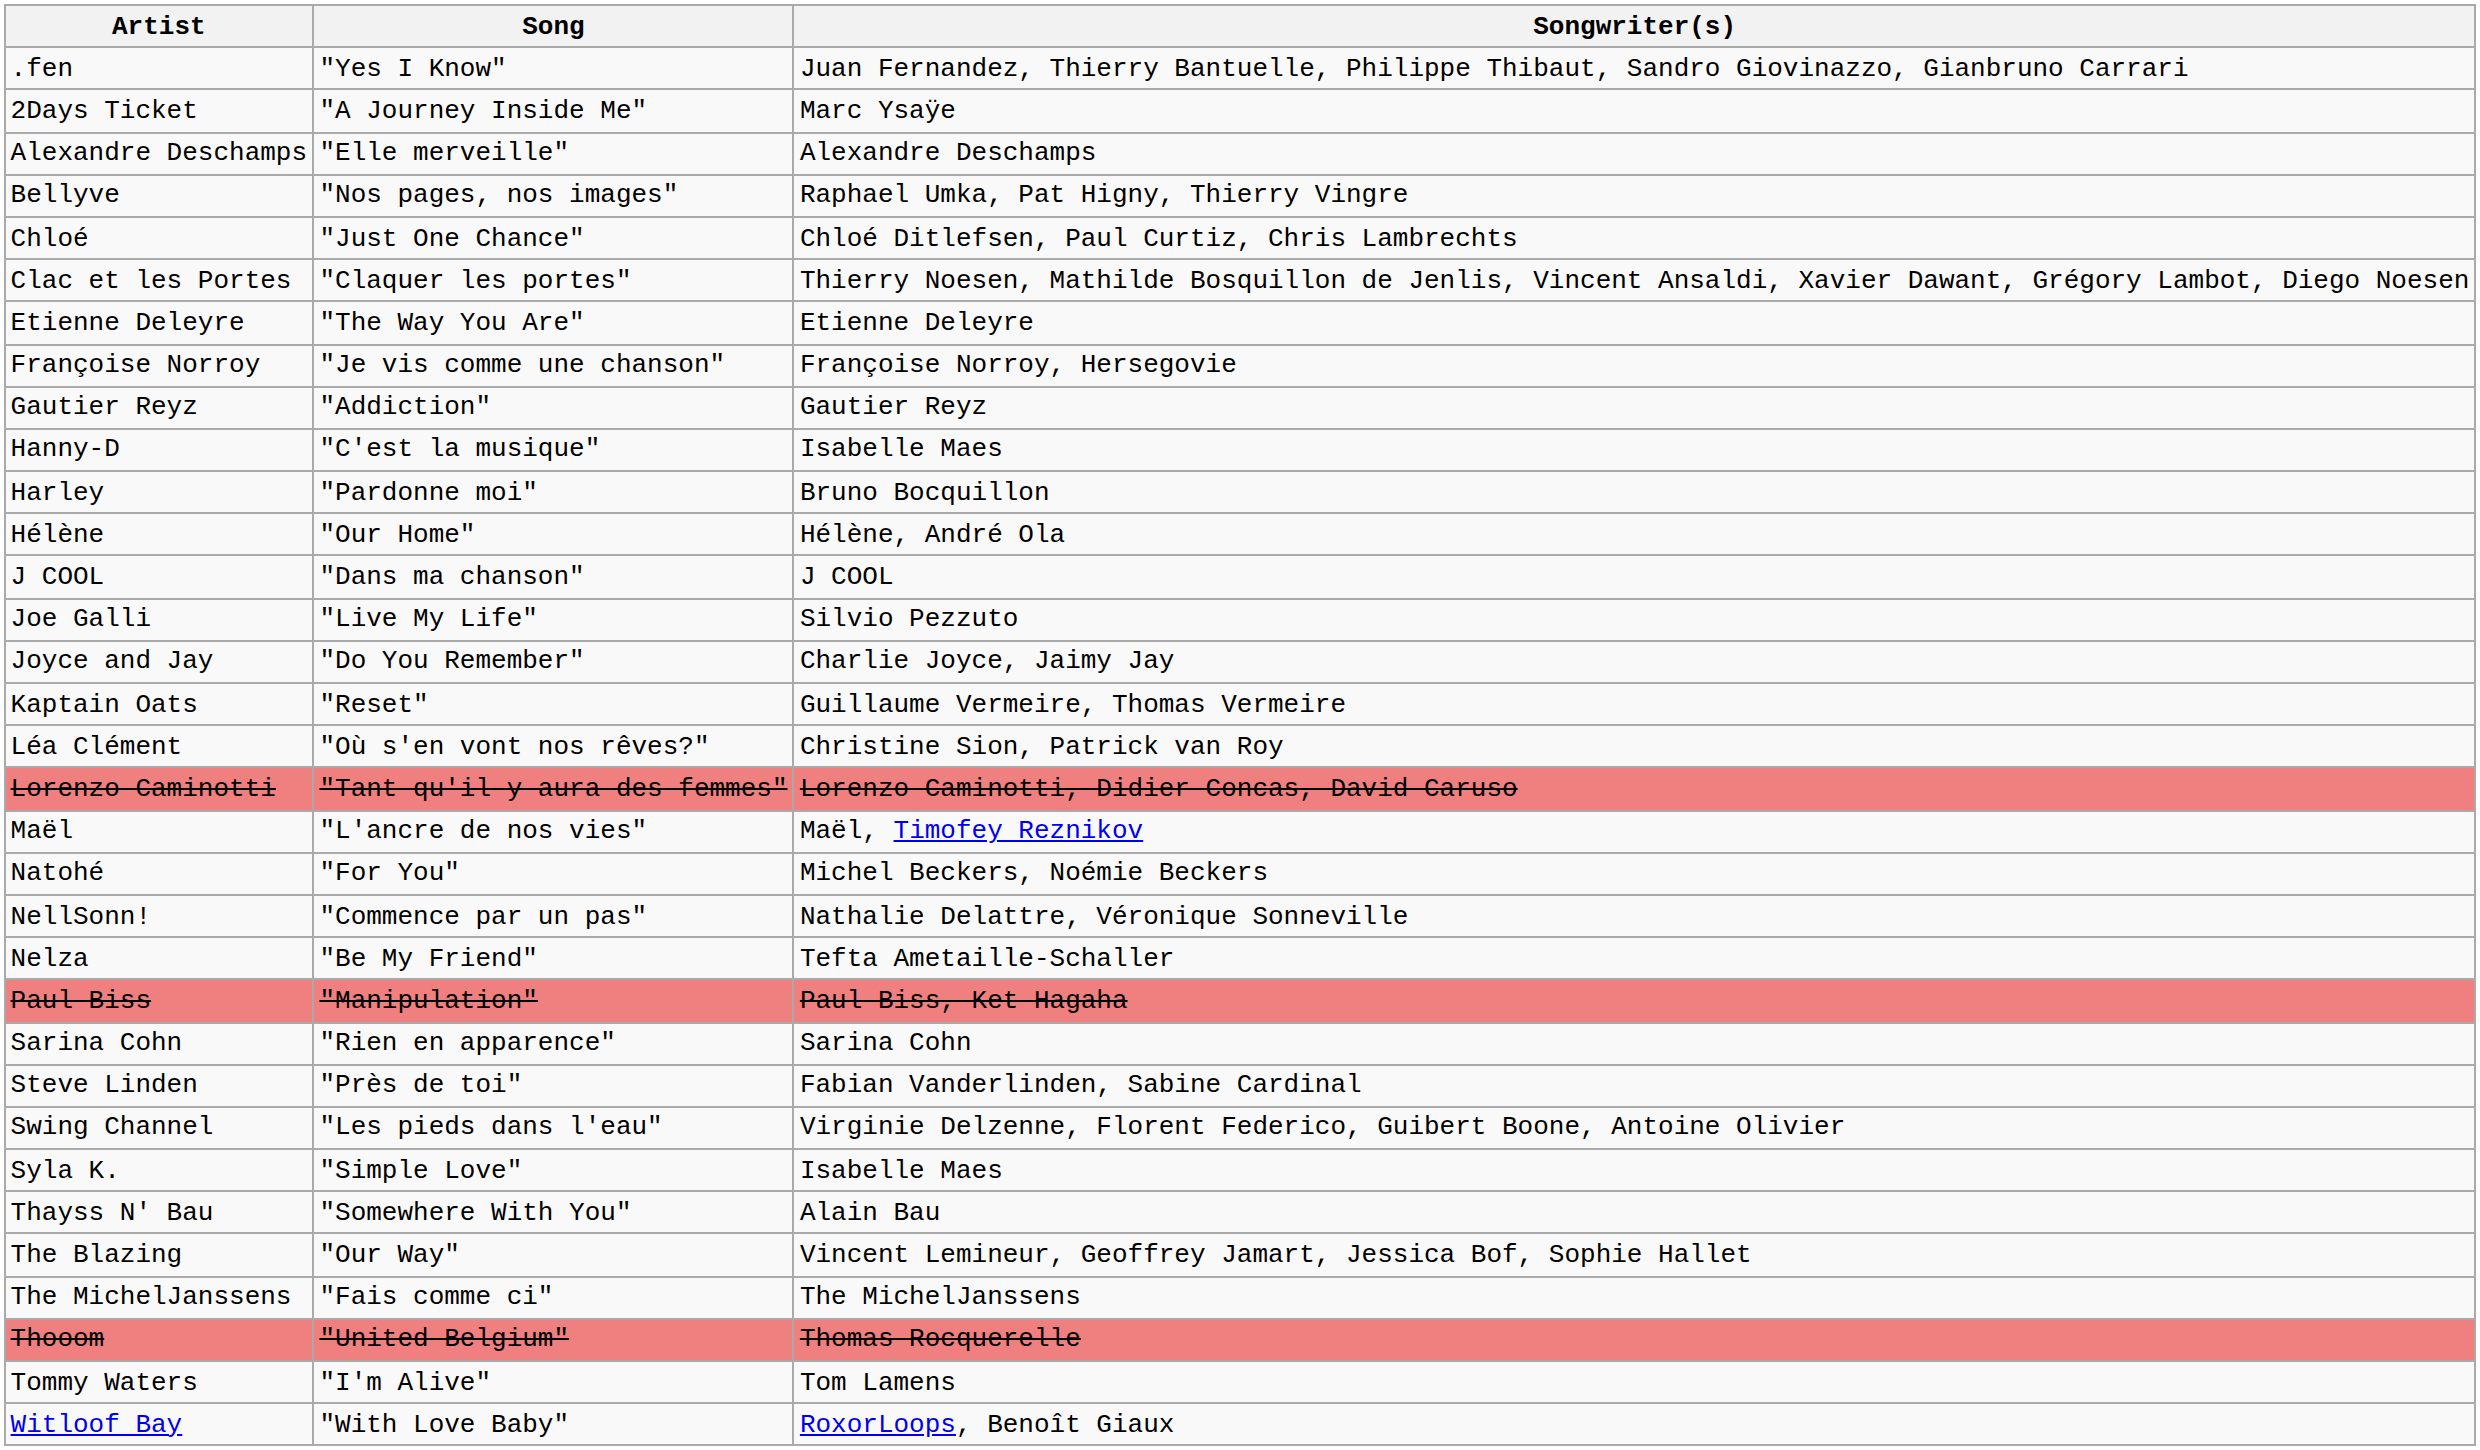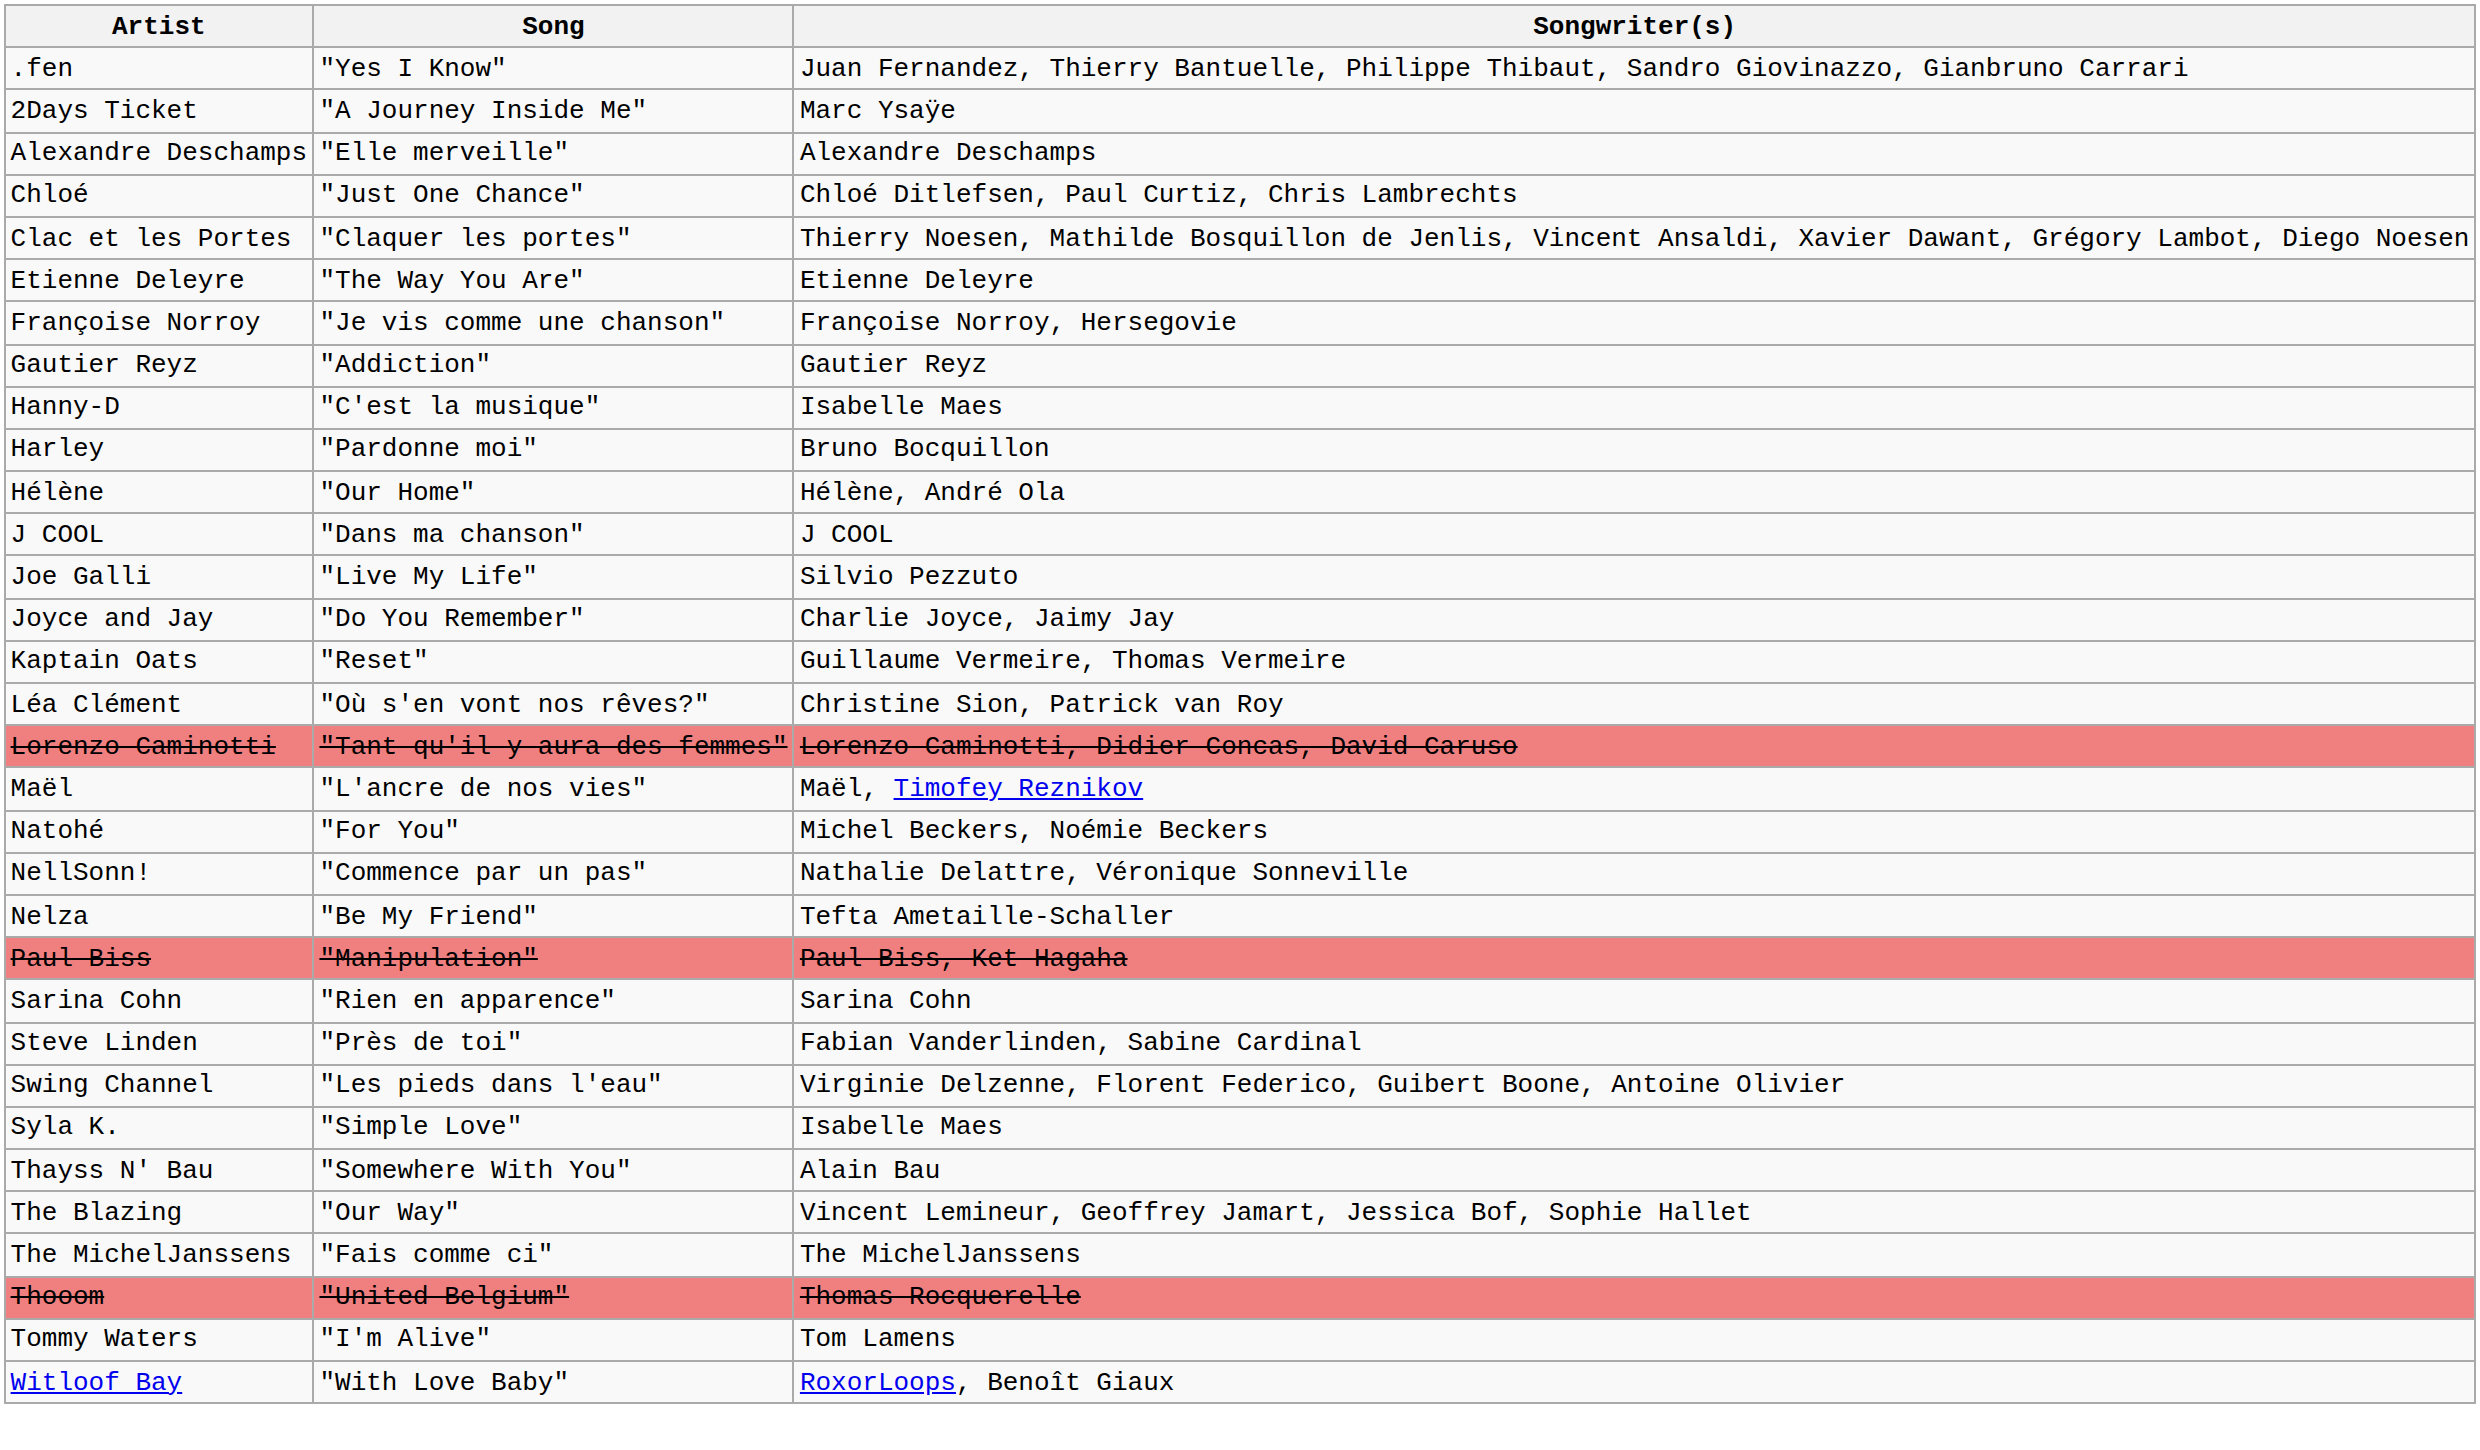- row: (65, 196)
